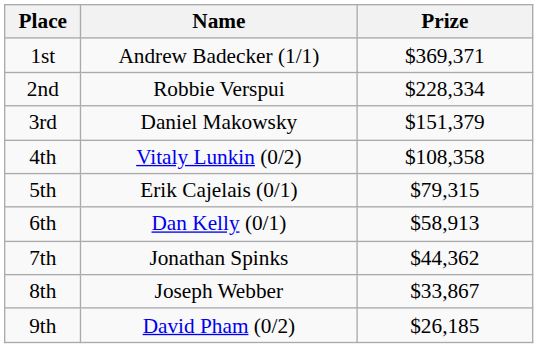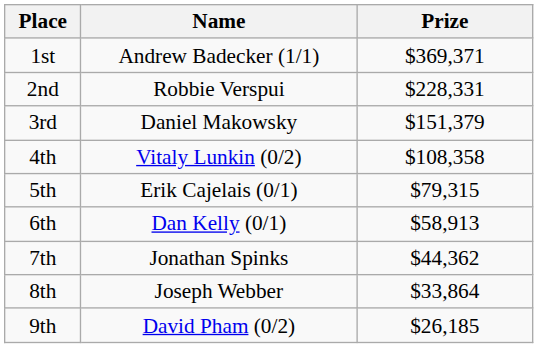(445, 88) $228,334 -> (445, 88) $228,331
(445, 291) $33,867 -> (445, 291) $33,864
